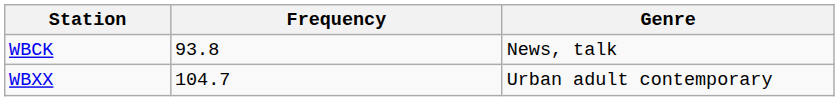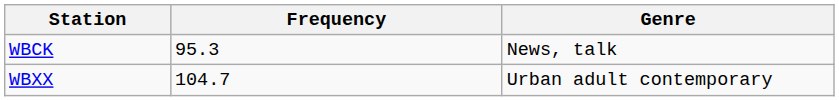(197, 50) 93.8 -> (197, 50) 95.3
